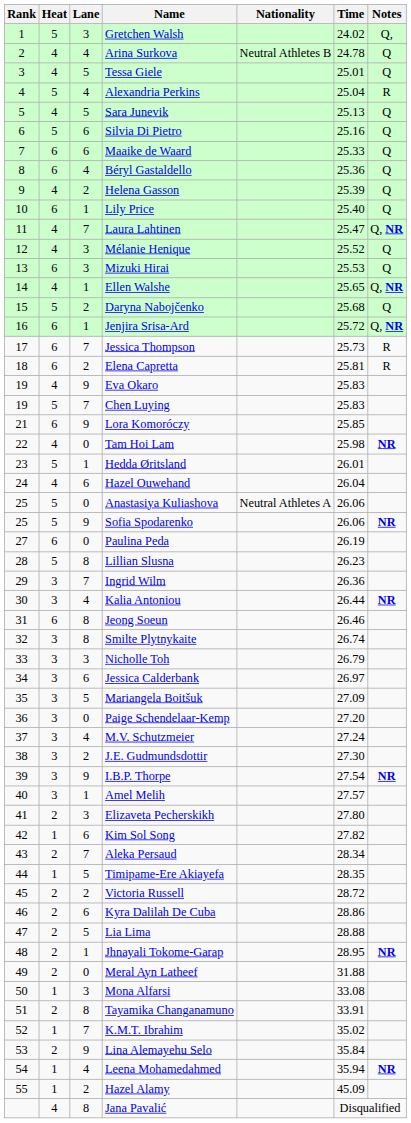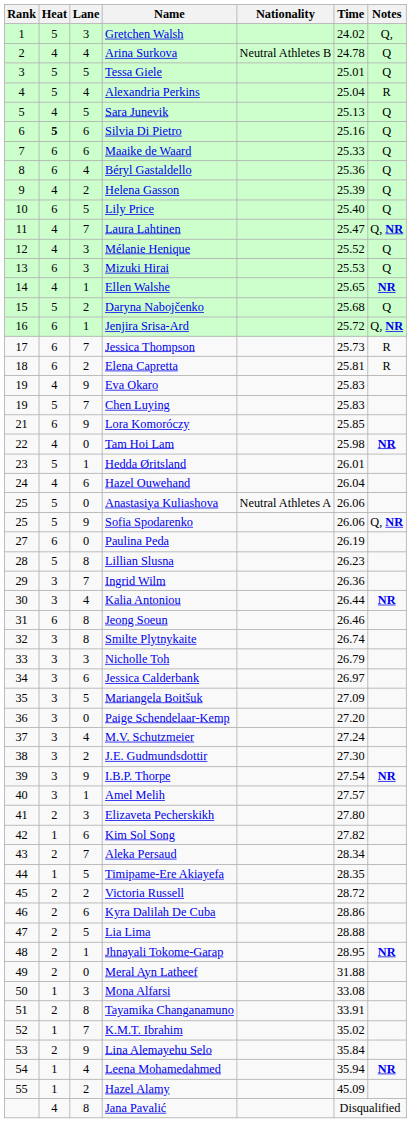(54, 72) 4 -> (54, 72) 5
(54, 131) normal -> (54, 131) bold
(86, 209) 1 -> (86, 209) 5
(387, 287) Q, NR -> (387, 287) NR
(387, 522) NR -> (387, 522) Q, NR
